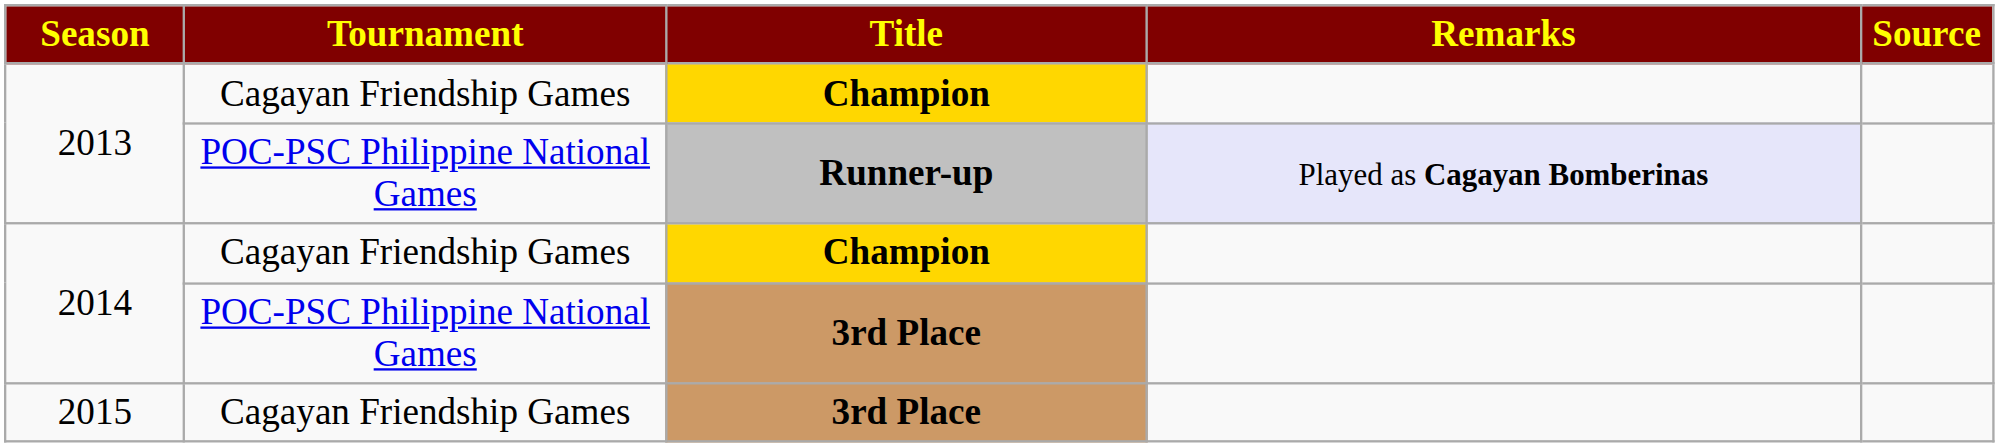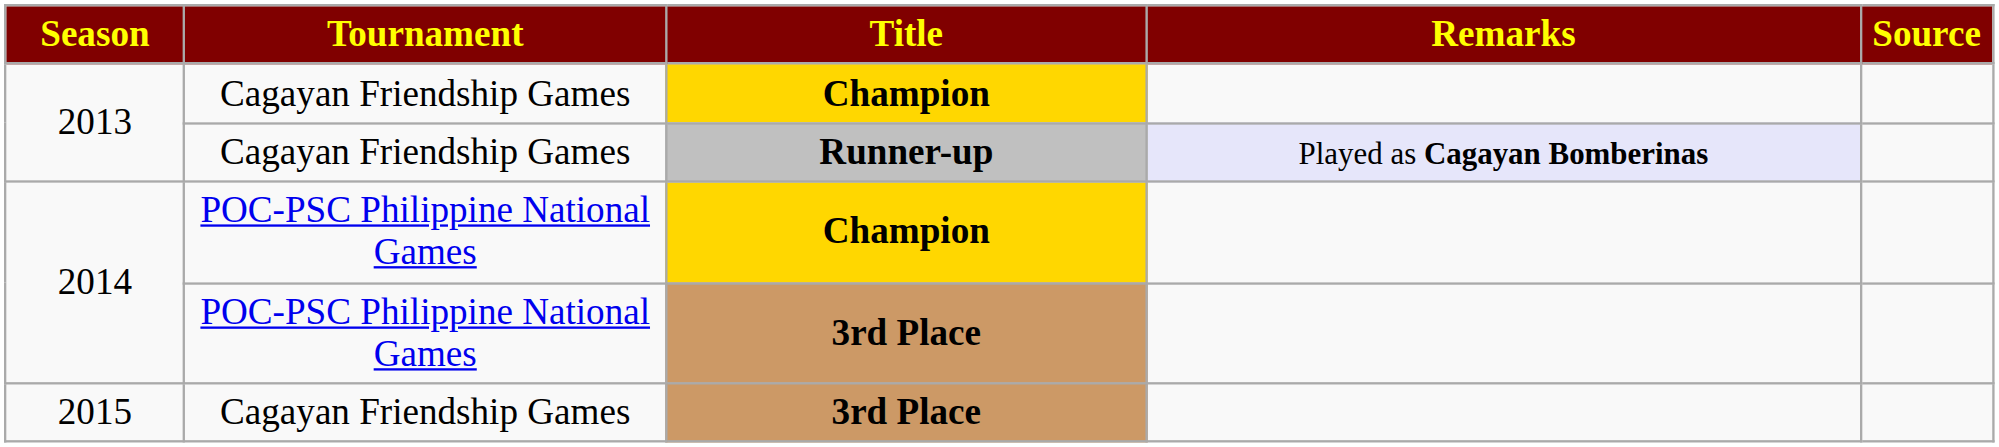(425, 172) POC-PSC Philippine National Games -> (425, 151) Cagayan Friendship Games
(425, 252) Cagayan Friendship Games -> (425, 231) POC-PSC Philippine National Games
